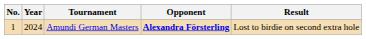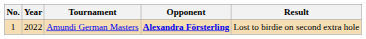(33, 27) 2024 -> (33, 27) 2022
